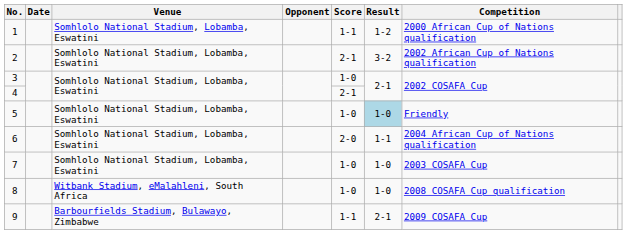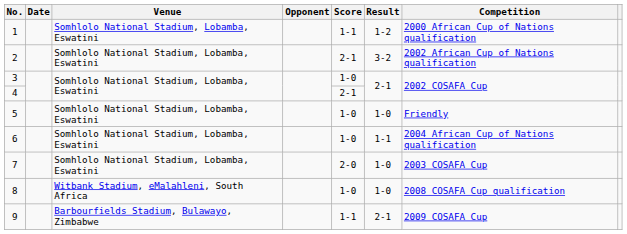(383, 114) lightblue background -> (383, 114) no background
(348, 139) 2-0 -> (348, 139) 1-0
(348, 165) 1-0 -> (348, 165) 2-0
